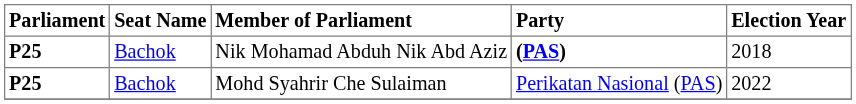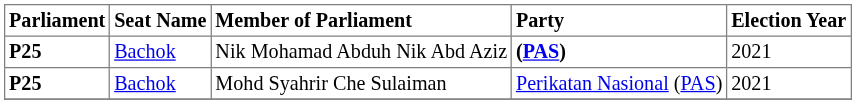(751, 51) 2018 -> (751, 51) 2021
(751, 83) 2022 -> (751, 83) 2021
